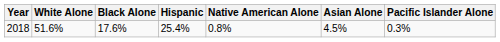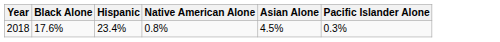- column: (64, 12)
(175, 28) 25.4% -> (112, 28) 23.4%
